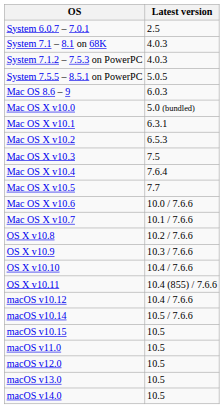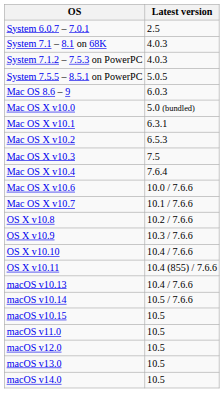- row: (41, 188)
- row: (37, 300)
+ row: (37, 284)
